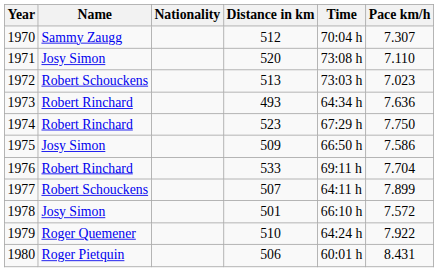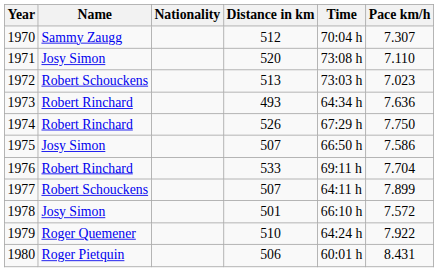(270, 124) 523 -> (270, 124) 526
(270, 146) 509 -> (270, 146) 507
